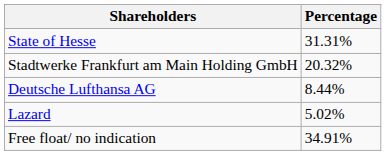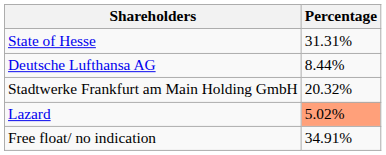rows swapped: (153, 65) <-> (82, 89)
(325, 114) no background -> (325, 114) lightsalmon background
